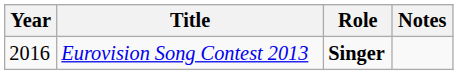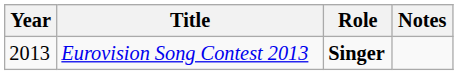(30, 52) 2016 -> (30, 52) 2013
